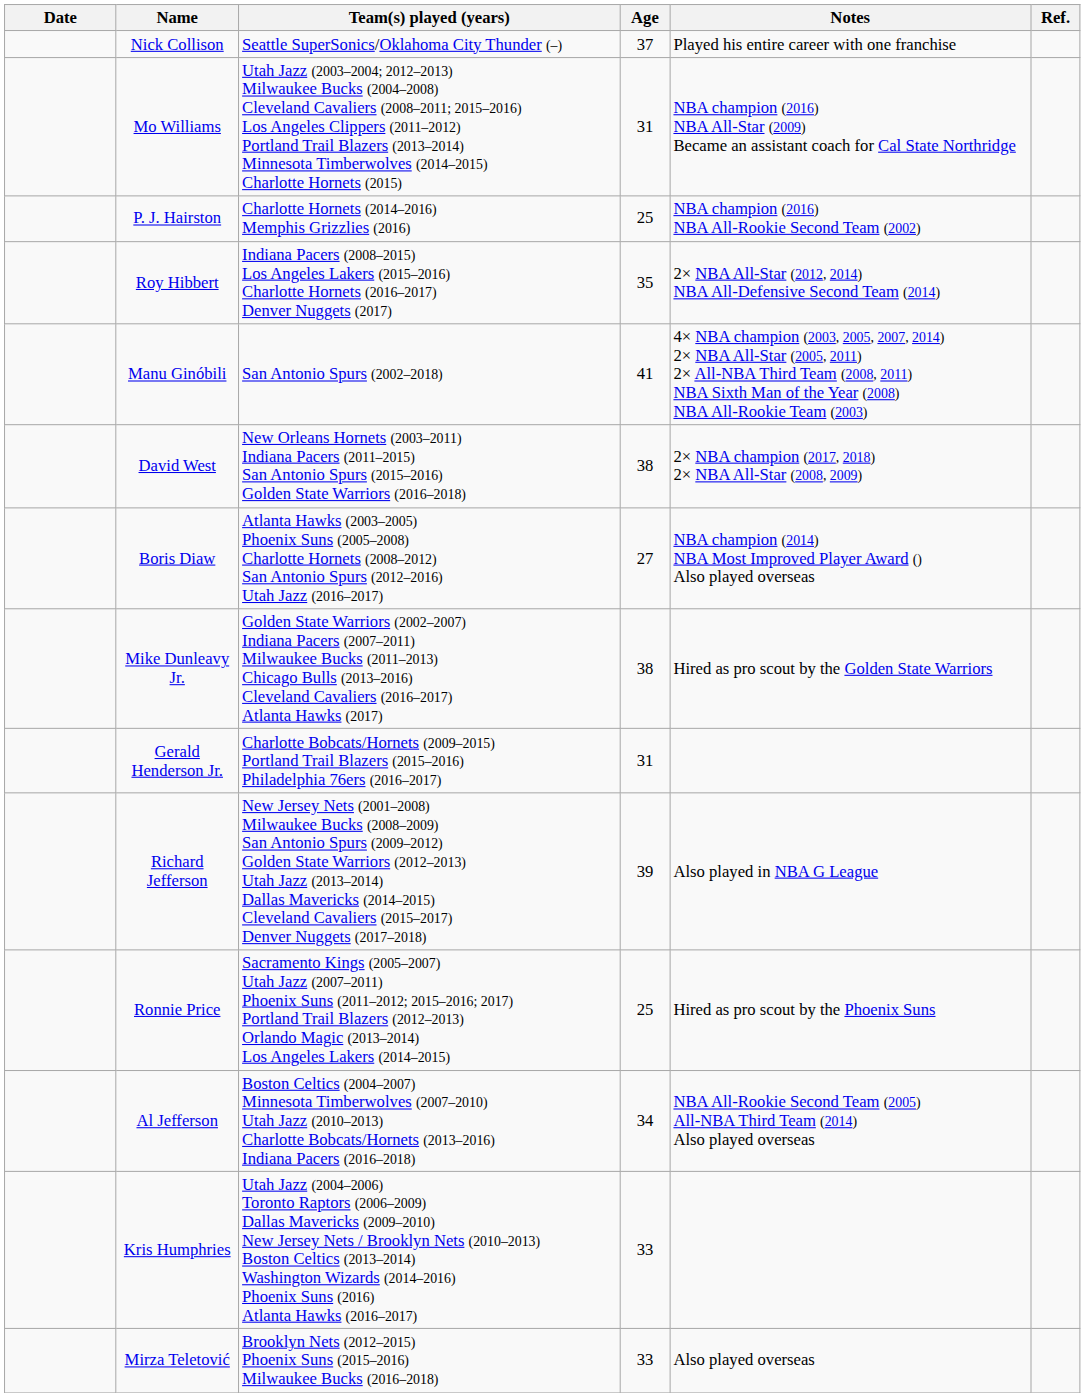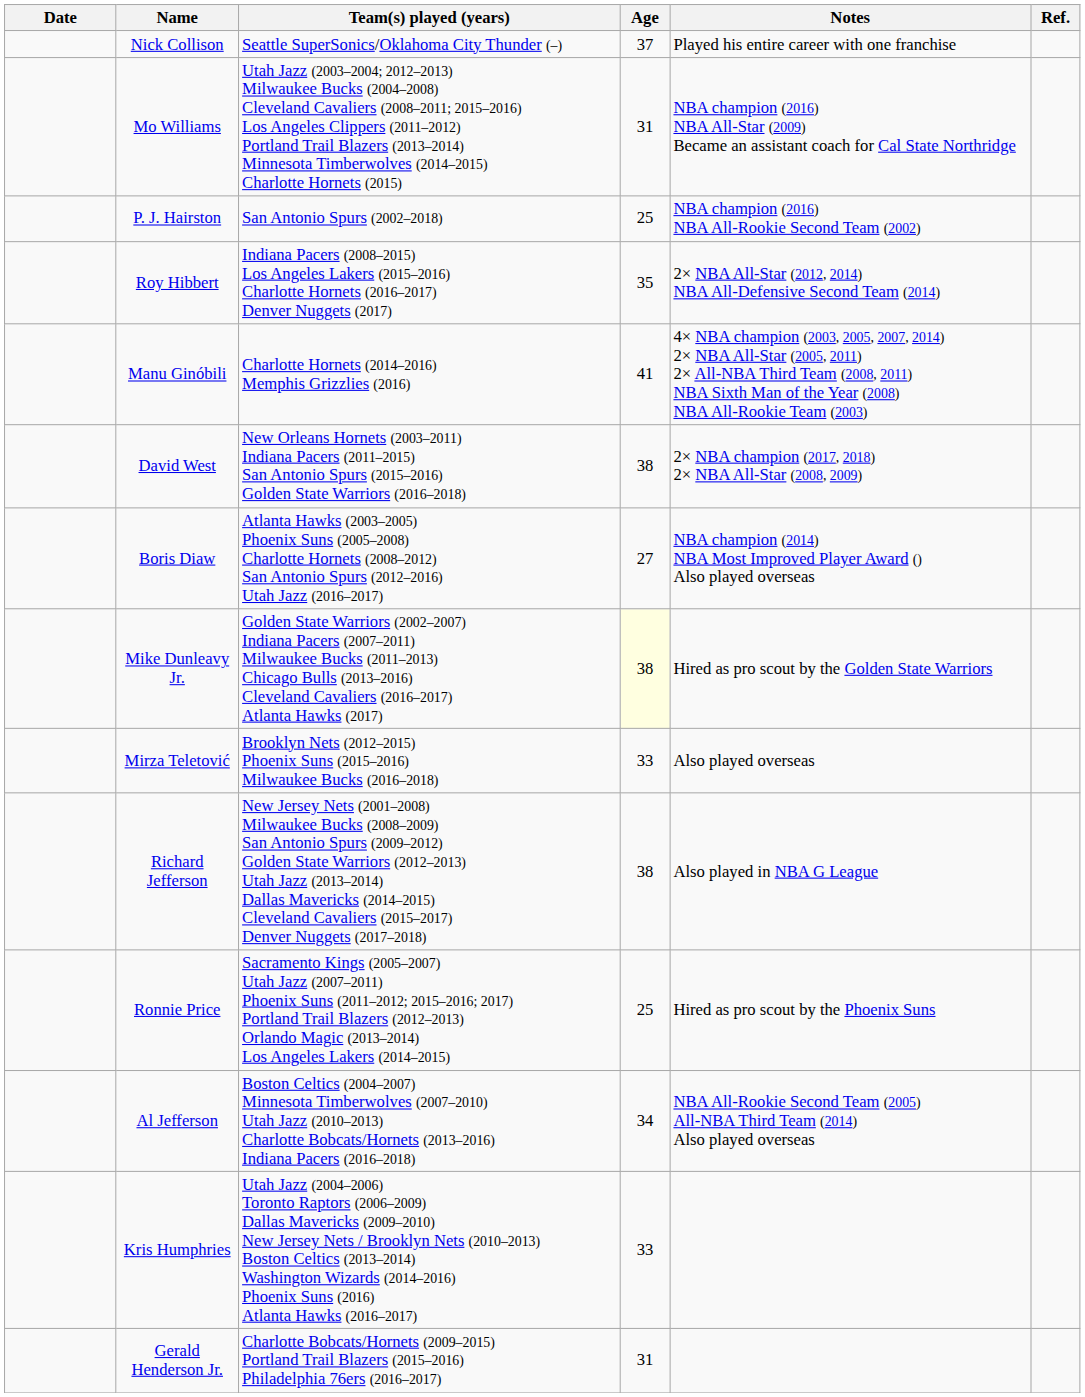(339, 218) Charlotte Hornets (2014–2016) Memphis Grizzlies (2016) -> (342, 218) San Antonio Spurs (2002–2018)
(342, 374) San Antonio Spurs (2002–2018) -> (339, 374) Charlotte Hornets (2014–2016) Memphis Grizzlies (2016)
(645, 668) no background -> (645, 668) lightyellow background
rows swapped: (177, 1360) <-> (177, 760)
(645, 871) 39 -> (645, 871) 38
